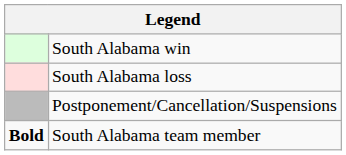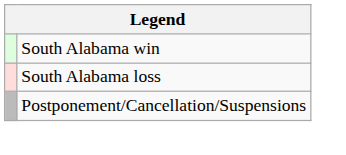- row: (156, 135)
